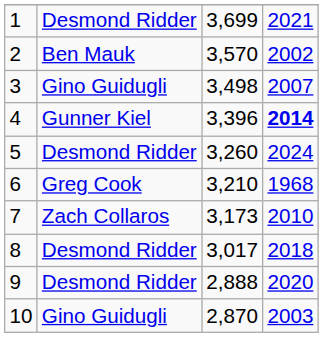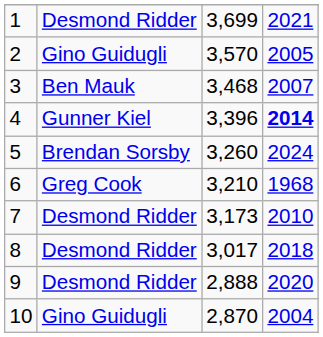(88, 53) Ben Mauk -> (104, 53) Gino Guidugli
(290, 53) 2002 -> (290, 53) 2005
(104, 86) Gino Guidugli -> (88, 86) Ben Mauk
(232, 86) 3,498 -> (232, 86) 3,468
(119, 151) Desmond Ridder -> (116, 151) Brendan Sorsby
(106, 217) Zach Collaros -> (119, 217) Desmond Ridder
(290, 315) 2003 -> (290, 315) 2004
